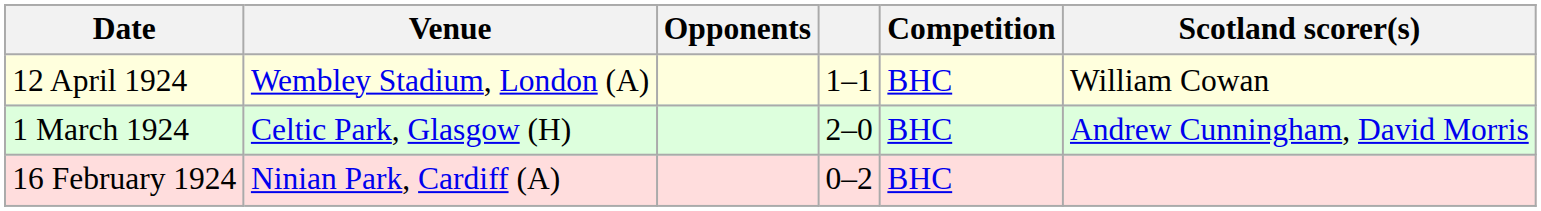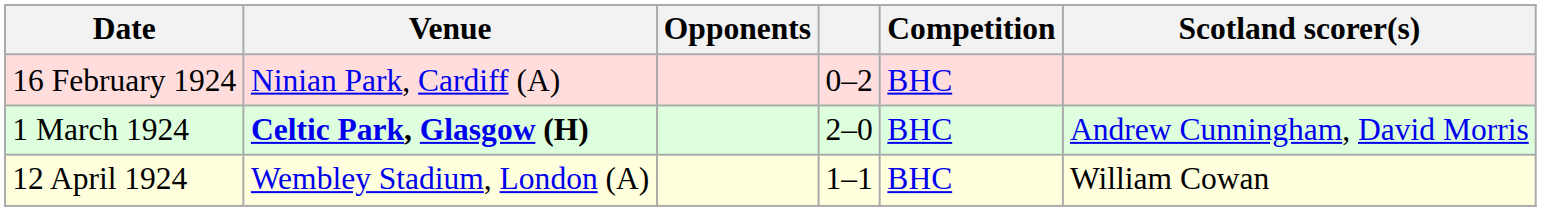rows swapped: (124, 179) <-> (100, 79)
(411, 129) normal -> (420, 129) bold
